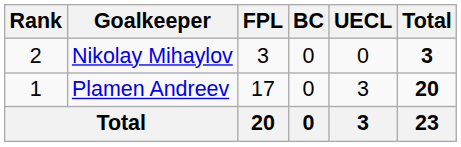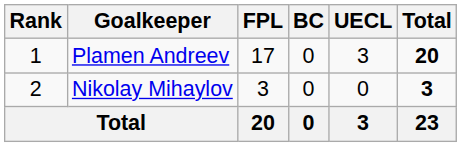rows swapped: (151, 89) <-> (152, 55)
